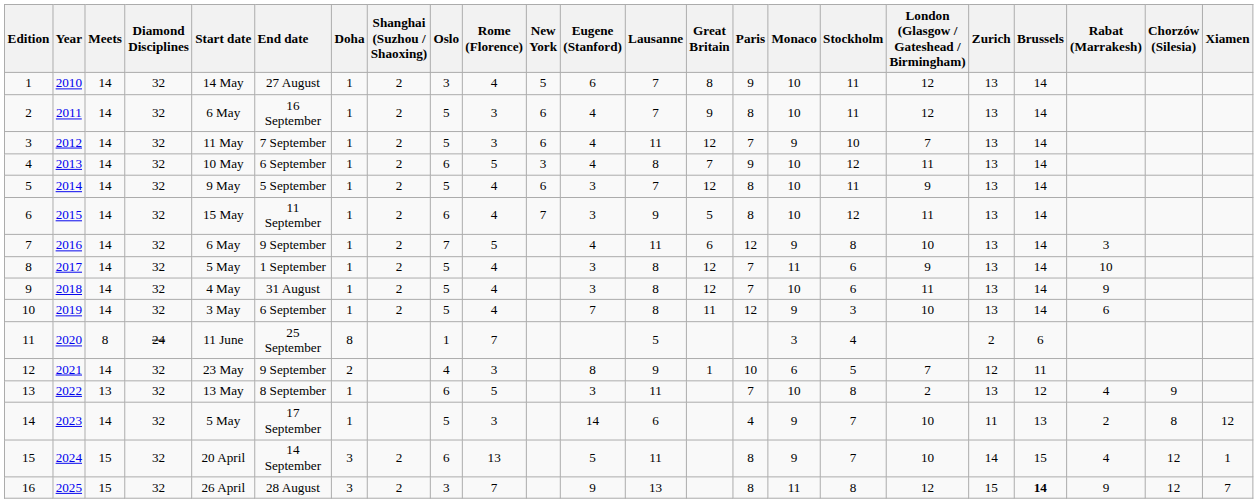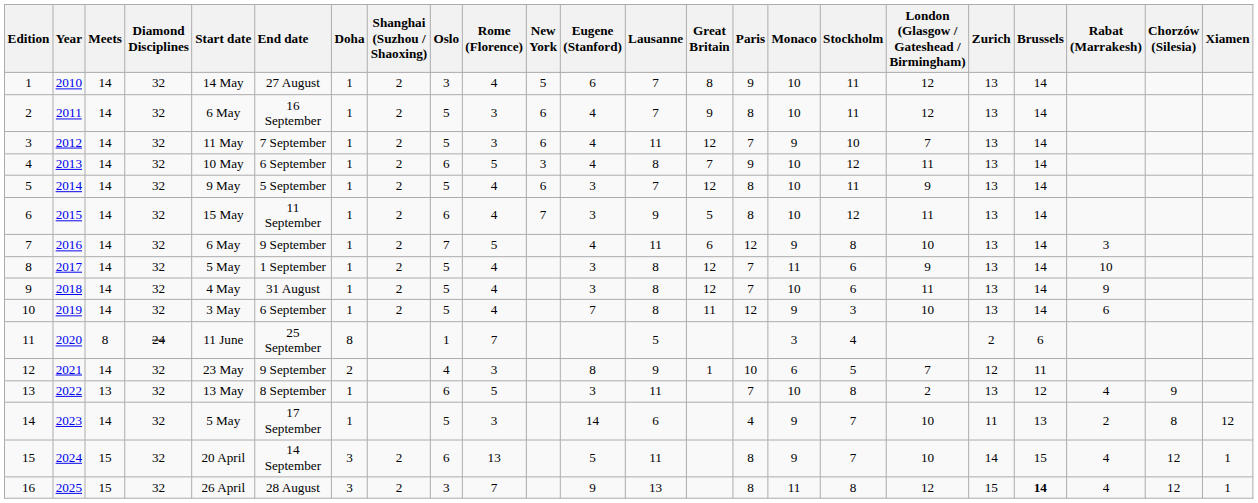(1106, 487) 9 -> (1106, 487) 4
(1228, 487) 7 -> (1228, 487) 1
